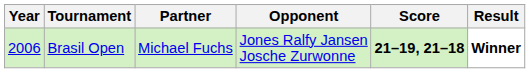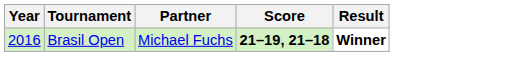- column: (304, 17)
(24, 48) 2006 -> (24, 40) 2016
